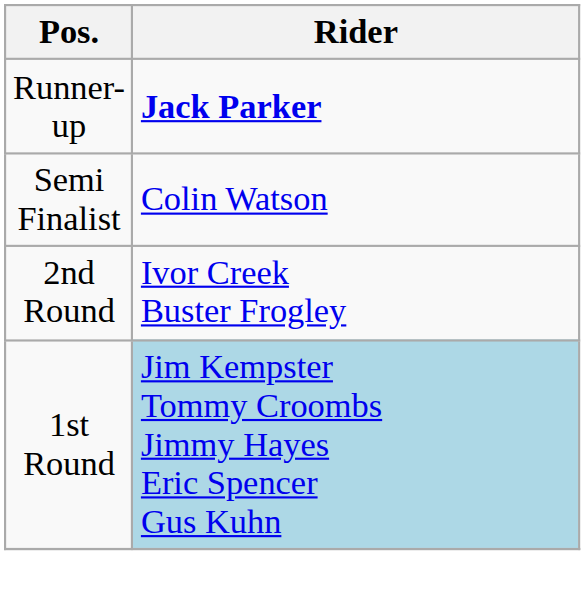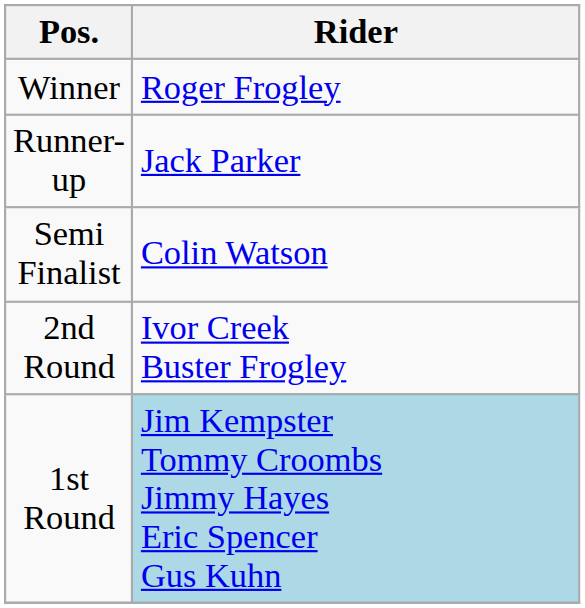+ row: (69, 86)
(231, 105) bold -> (221, 160) normal
